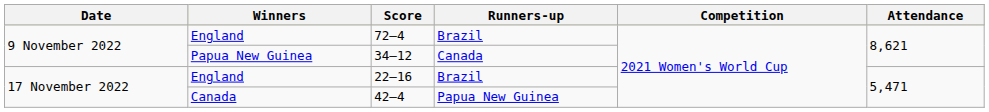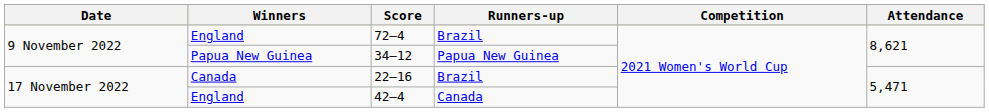(460, 56) Canada -> (498, 56) Papua New Guinea
(217, 76) England -> (214, 76) Canada
(214, 97) Canada -> (217, 97) England
(498, 97) Papua New Guinea -> (460, 97) Canada
